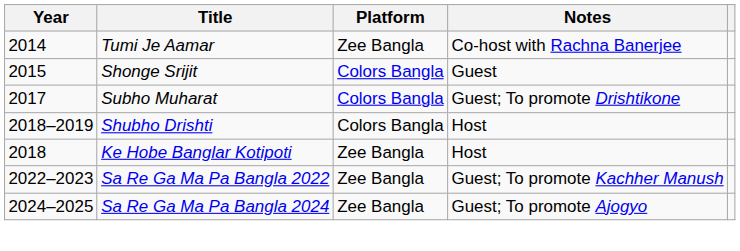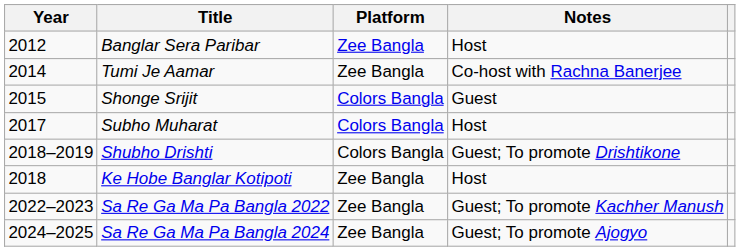+ row: (180, 44)
(566, 98) Guest; To promote Drishtikone -> (469, 125) Host
(469, 125) Host -> (566, 152) Guest; To promote Drishtikone
